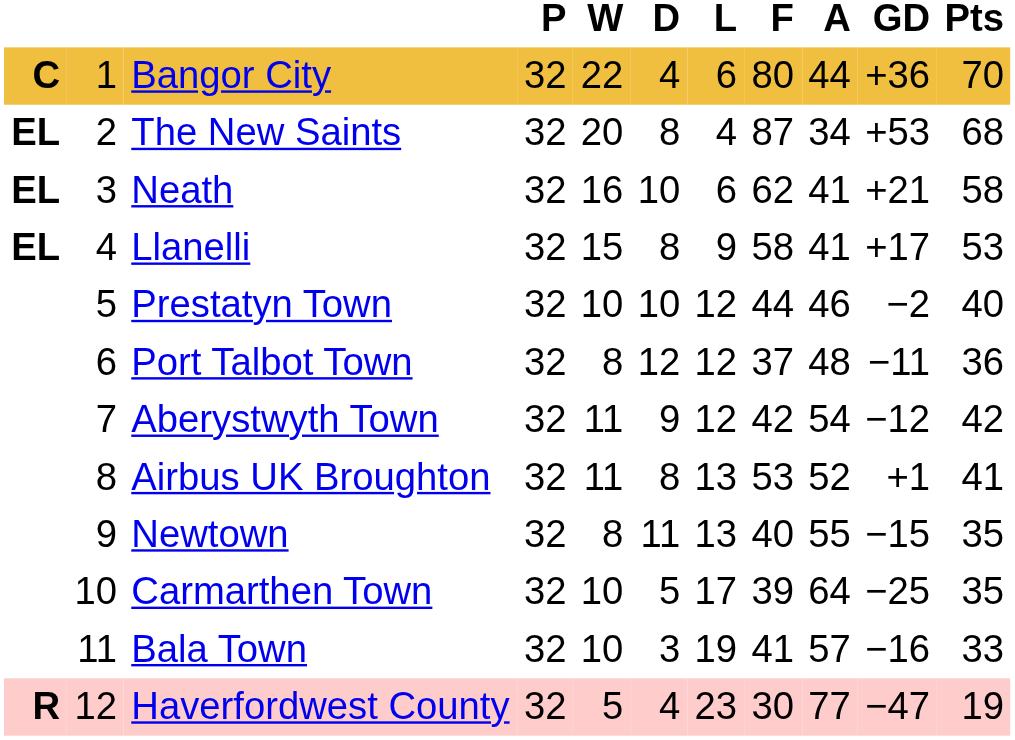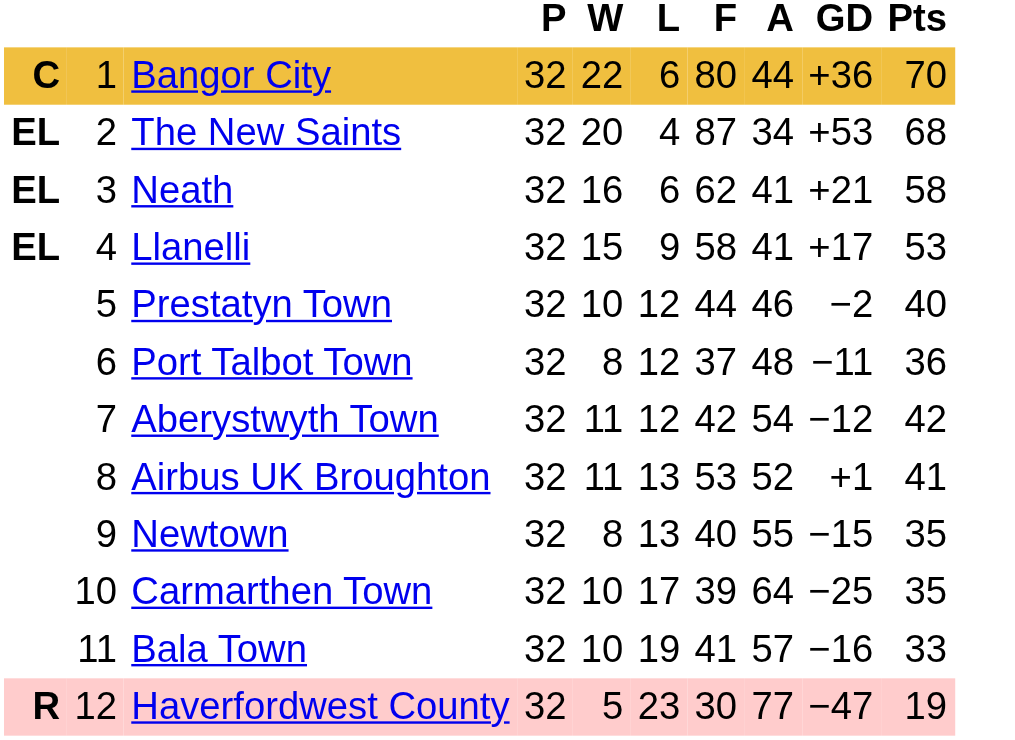- column: (666, 17)
